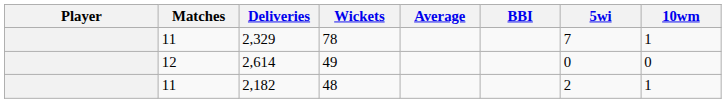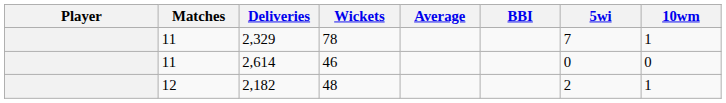(169, 62) 12 -> (169, 62) 11
(330, 62) 49 -> (330, 62) 46
(169, 86) 11 -> (169, 86) 12
